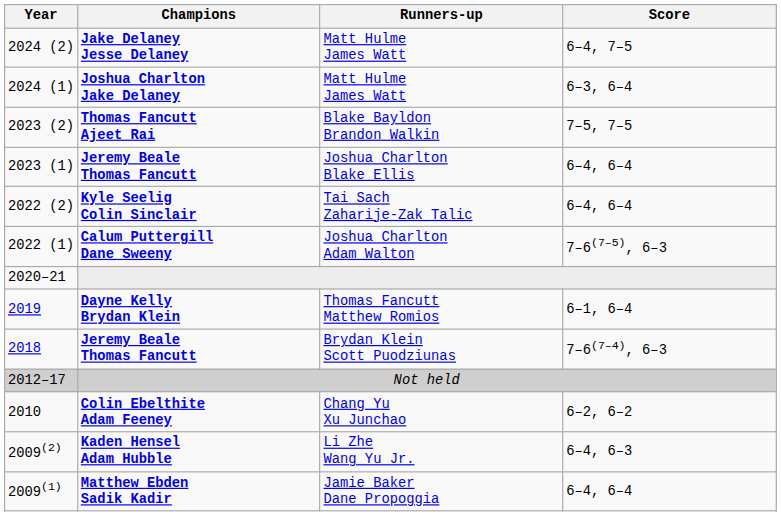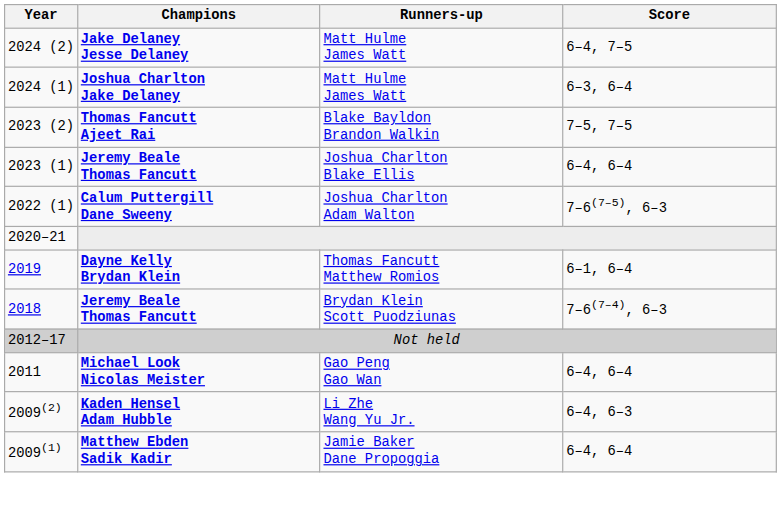- row: (139, 206)
+ row: (143, 372)
- row: (143, 411)
